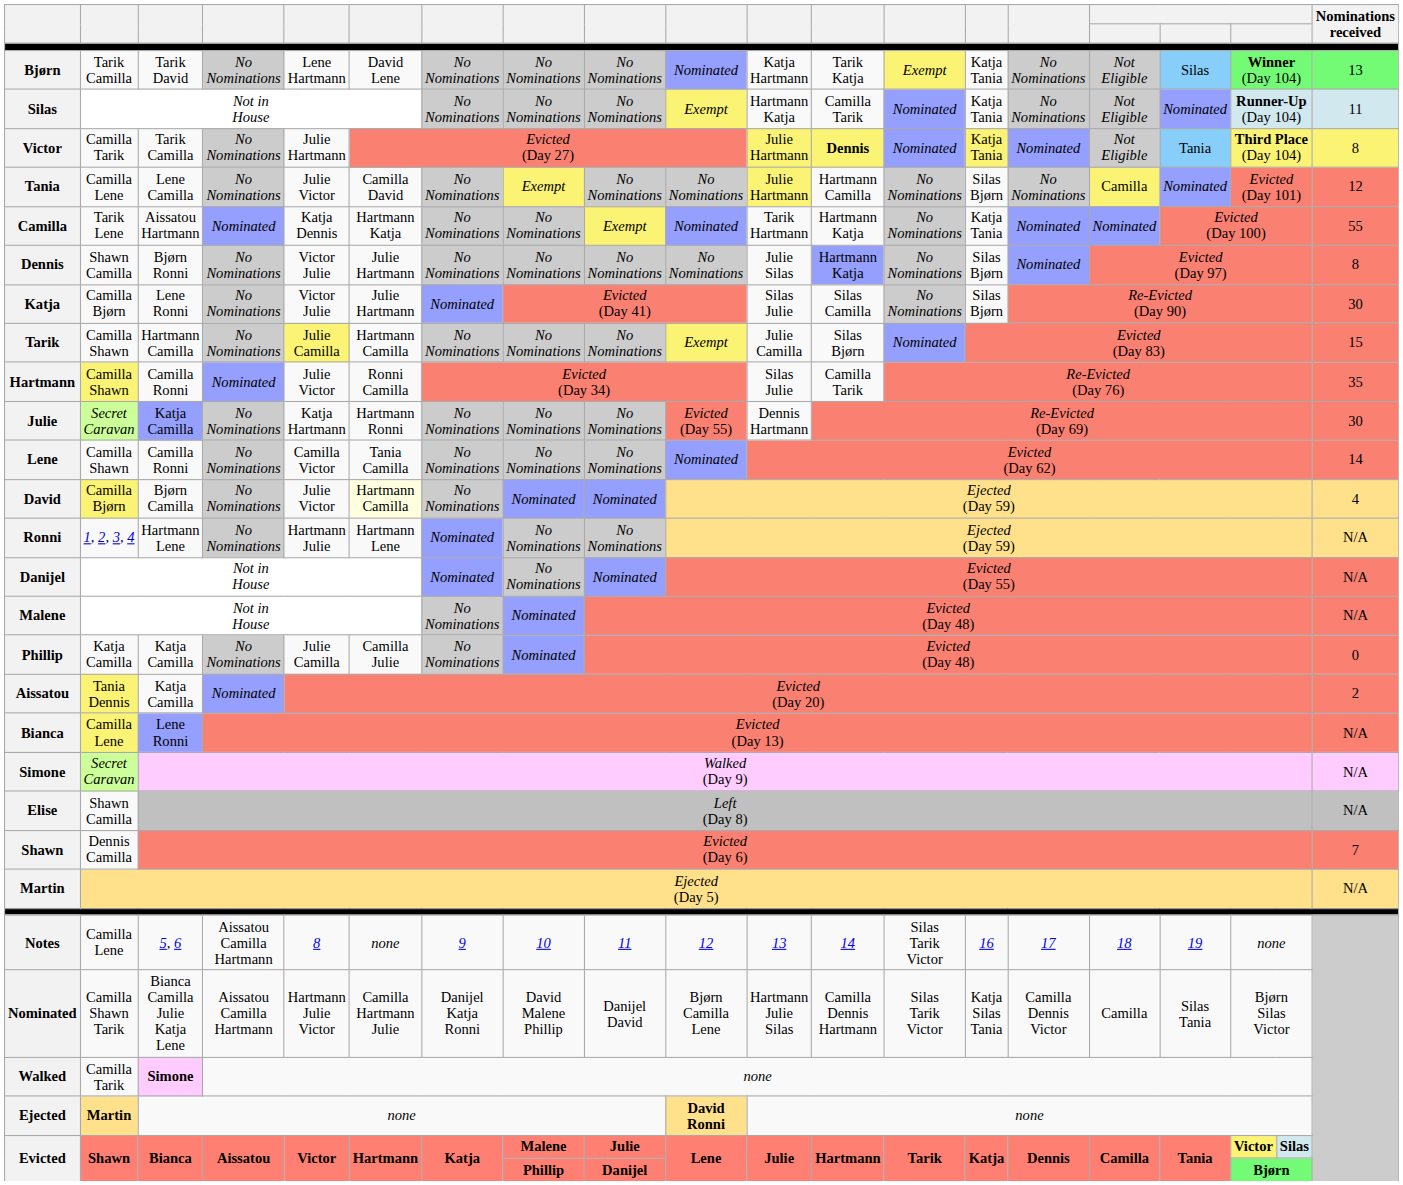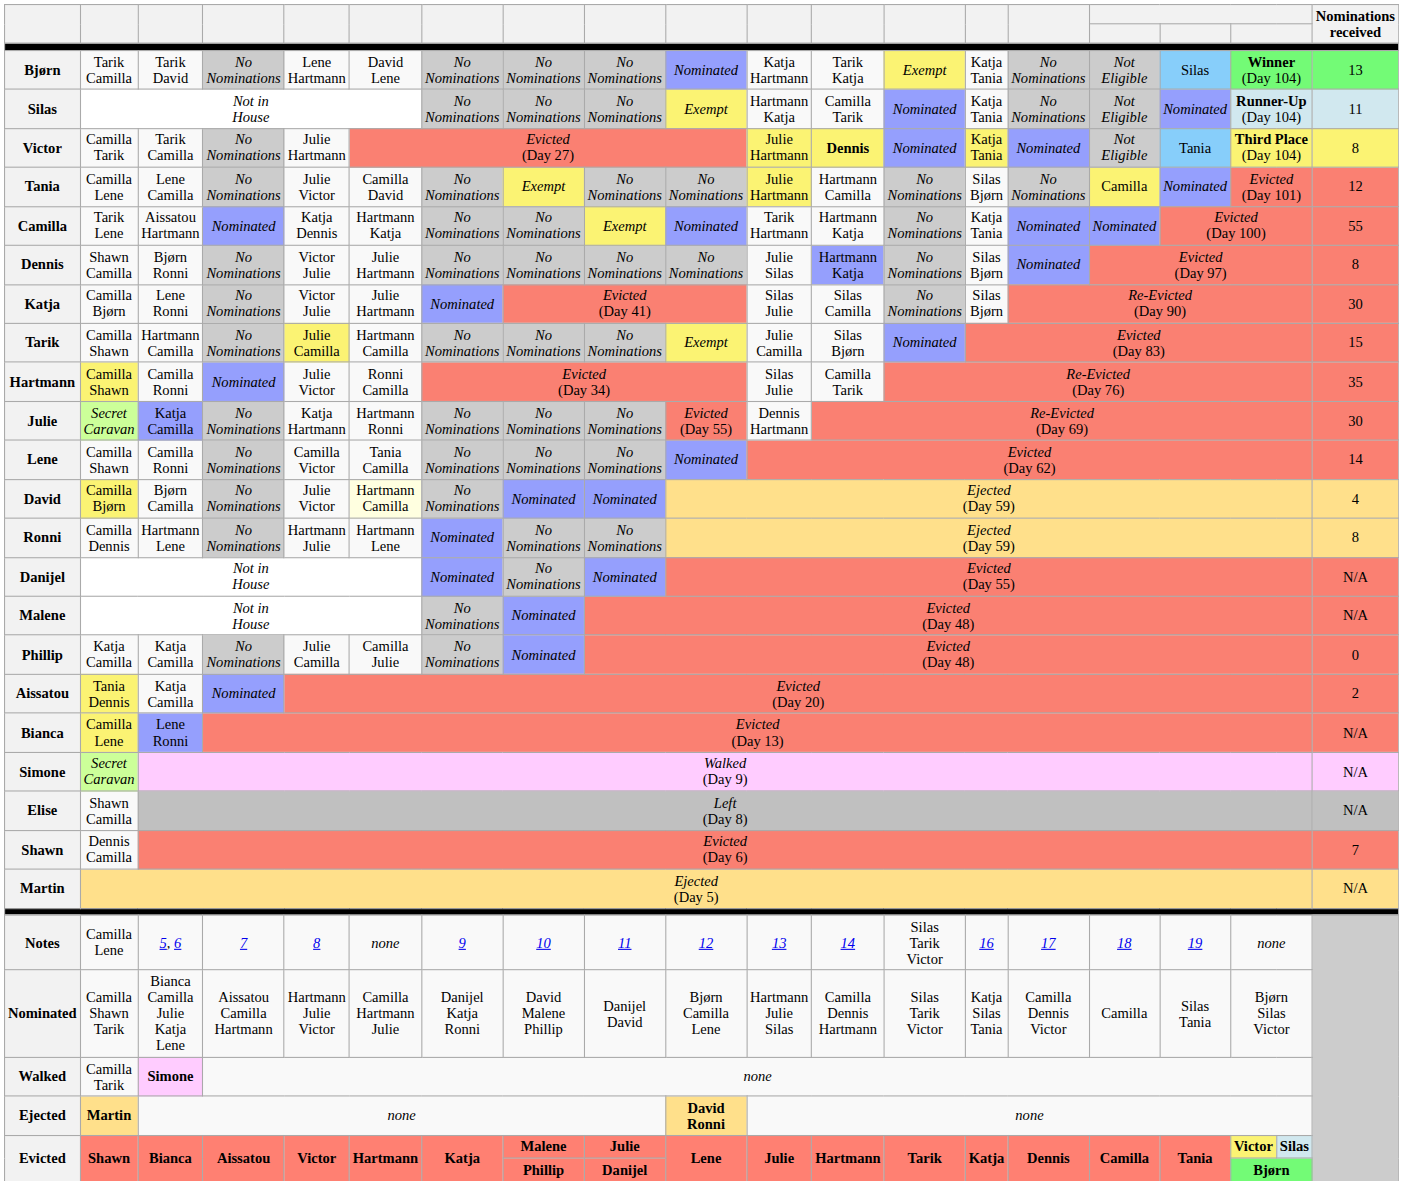(109, 537) 1, 2, 3, 4 -> (109, 537) Camilla Dennis
(1355, 537) N/A -> (1355, 537) 8
(244, 942) Aissatou Camilla Hartmann -> (244, 942) 7
